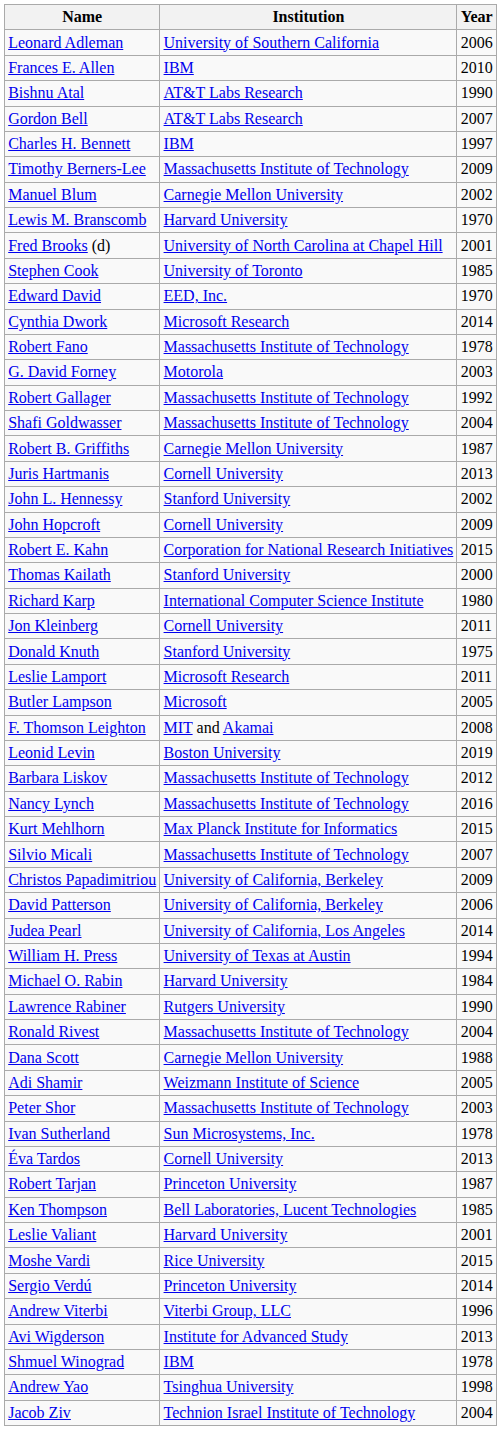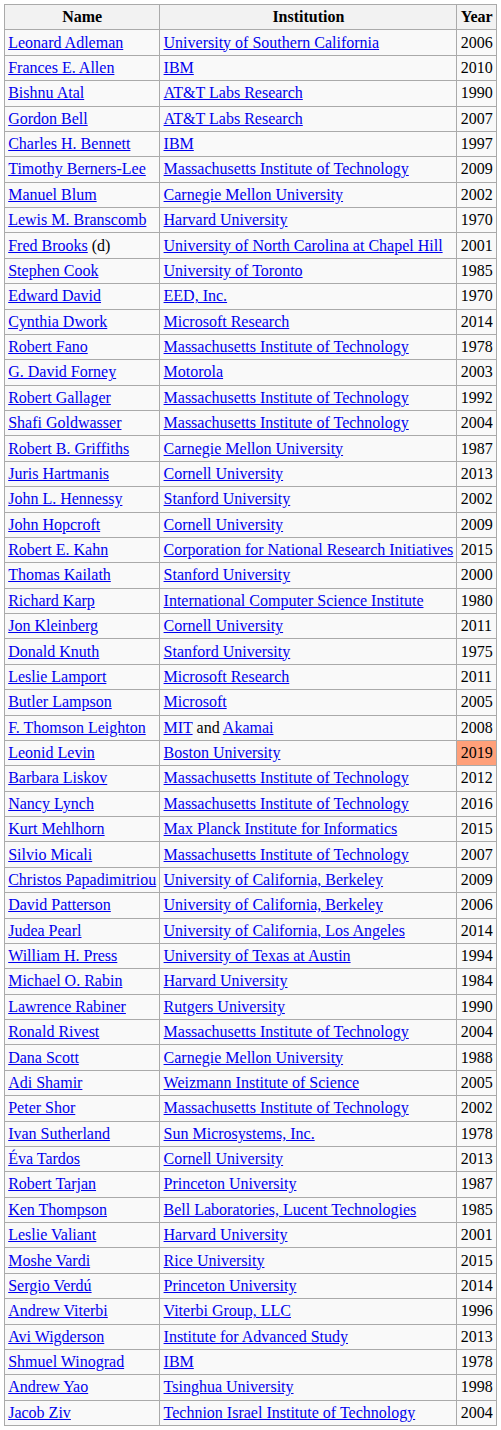(477, 753) no background -> (477, 753) lightsalmon background
(477, 1108) 2003 -> (477, 1108) 2002
